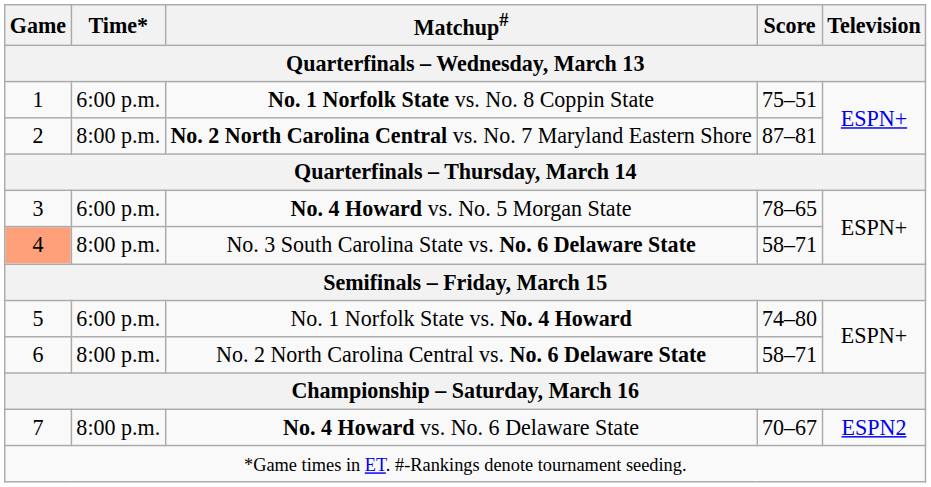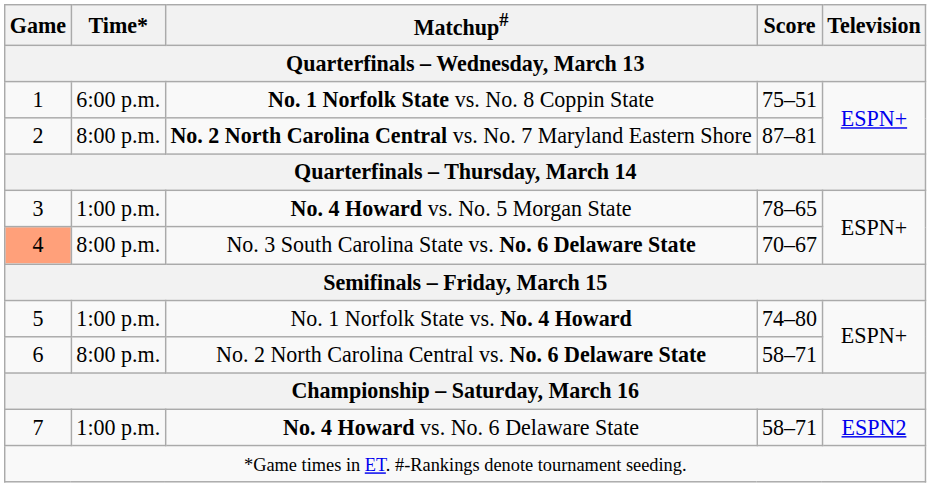(118, 209) 6:00 p.m. -> (118, 209) 1:00 p.m.
(789, 245) 58–71 -> (789, 245) 70–67
(118, 318) 6:00 p.m. -> (118, 318) 1:00 p.m.
(118, 427) 8:00 p.m. -> (118, 427) 1:00 p.m.
(789, 427) 70–67 -> (789, 427) 58–71
